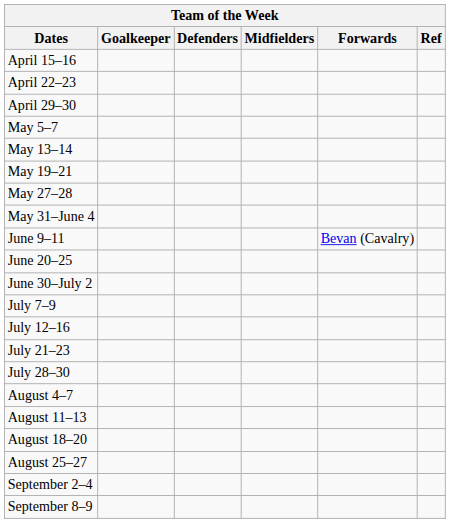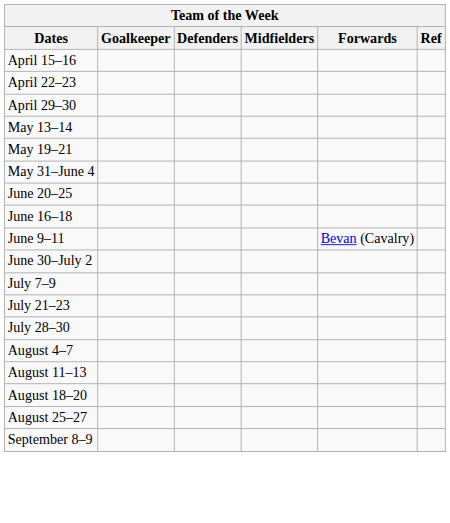- row: (33, 127)
- row: (40, 194)
rows swapped: (36, 238) <-> (40, 261)
+ row: (40, 216)
- row: (39, 328)
- row: (50, 484)
